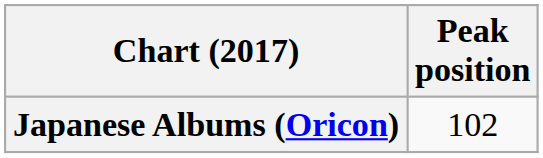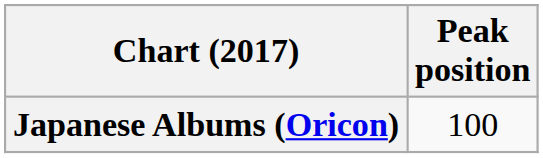(473, 123) 102 -> (473, 123) 100
